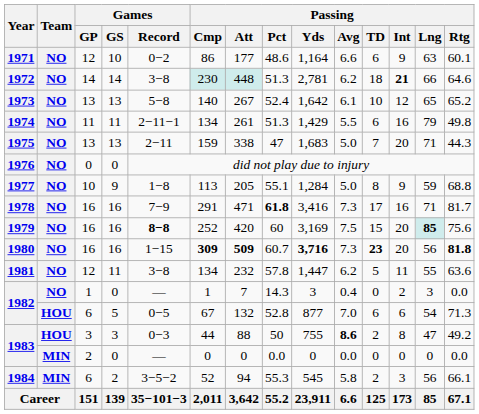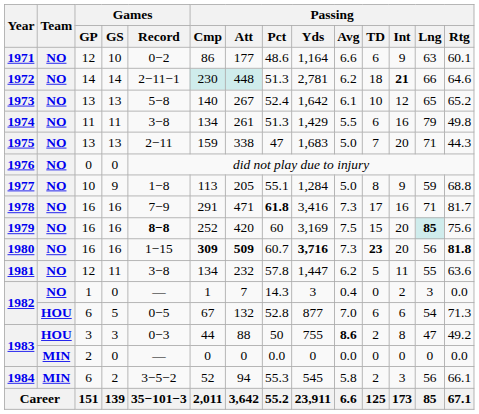(159, 79) 3−8 -> (159, 79) 2−11−1
(159, 121) 2−11−1 -> (159, 121) 3−8
